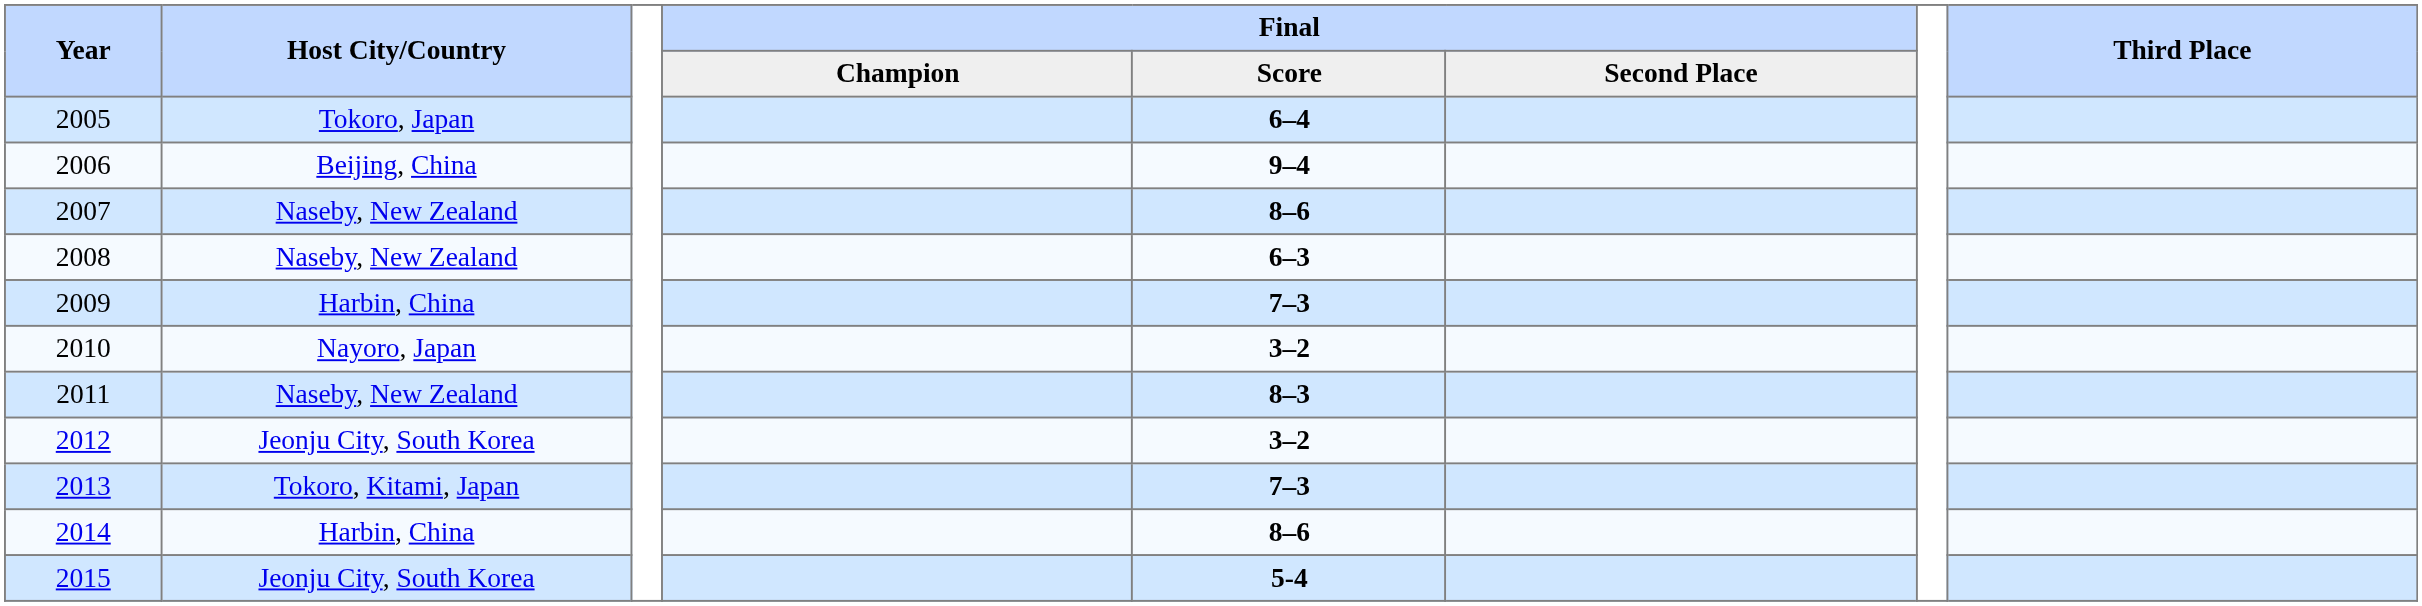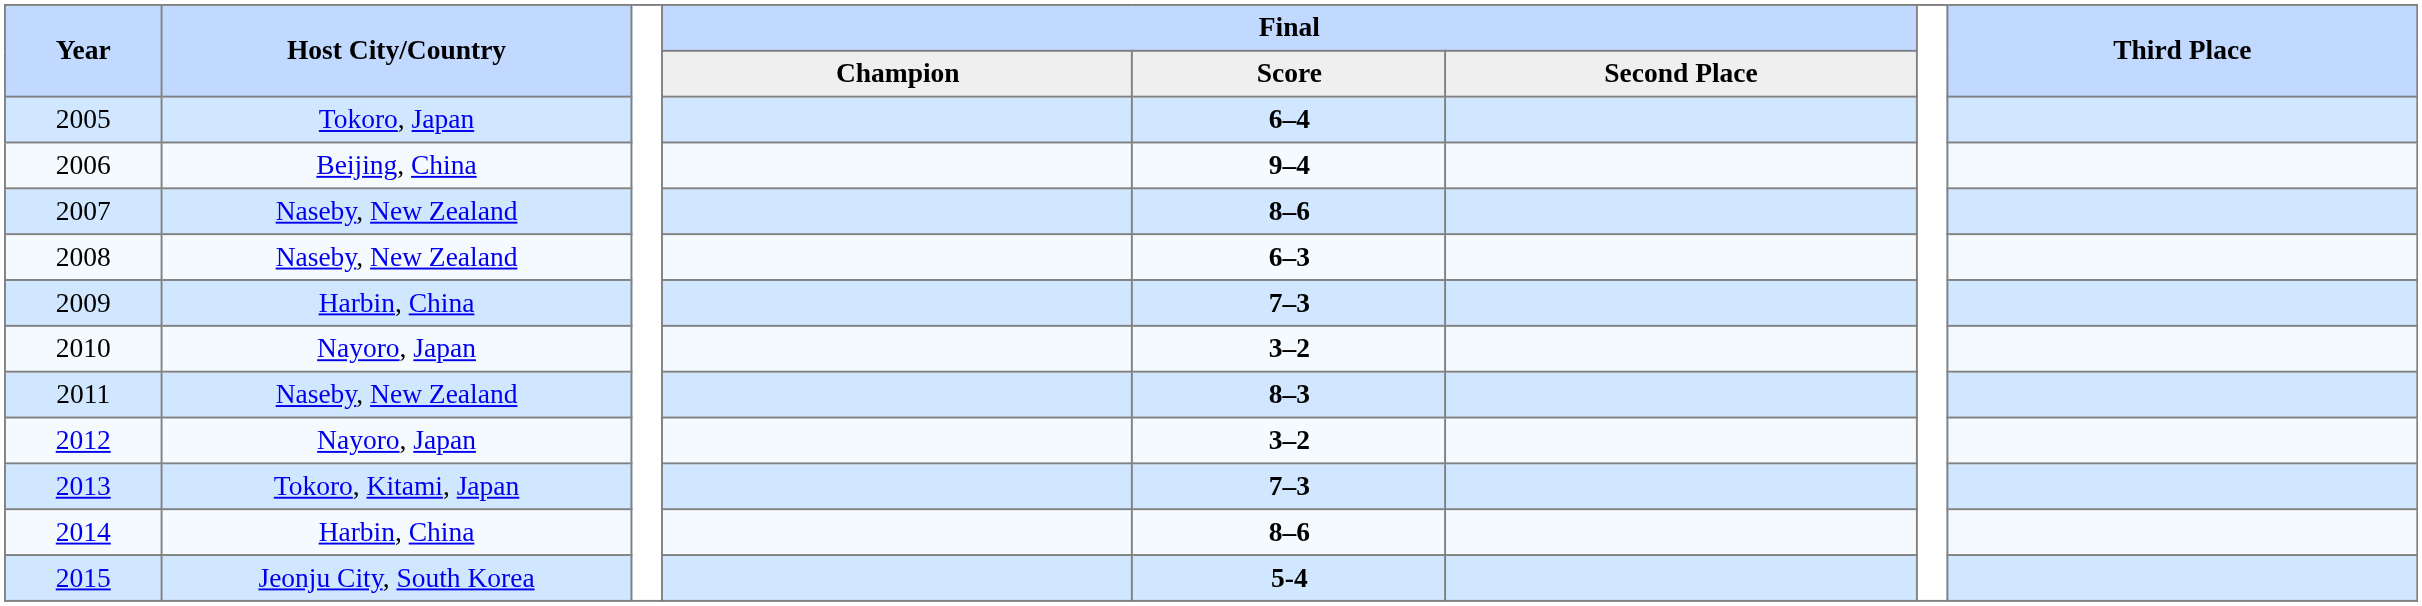(397, 439) Jeonju City, South Korea -> (397, 439) Nayoro, Japan
